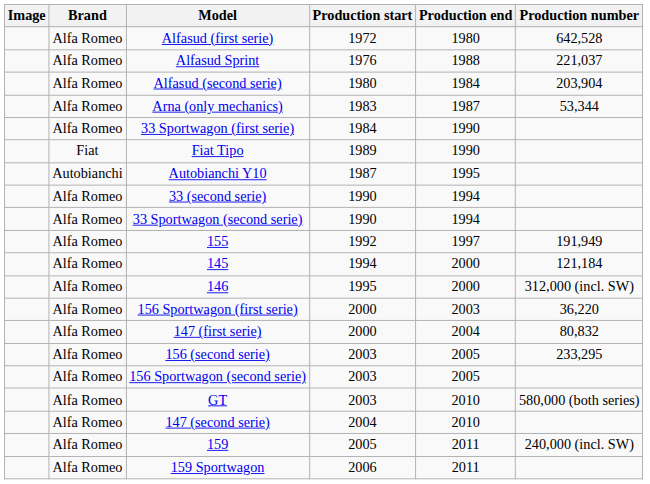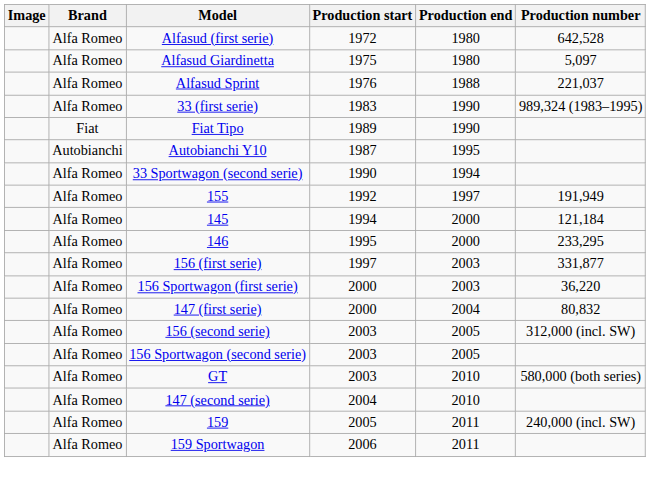+ row: (218, 60)
- row: (218, 83)
+ row: (218, 106)
- row: (218, 106)
- row: (218, 128)
- row: (218, 196)
(579, 286) 312,000 (incl. SW) -> (581, 241) 233,295
+ row: (218, 264)
(579, 354) 233,295 -> (581, 331) 312,000 (incl. SW)
